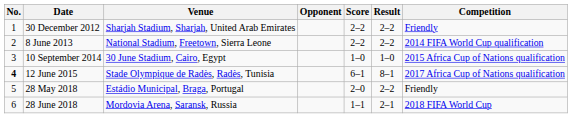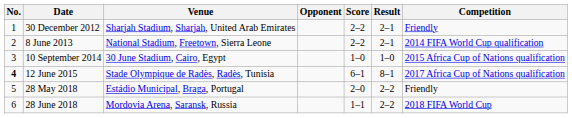(387, 27) 2–2 -> (387, 27) 2–1
(387, 43) 2–2 -> (387, 43) 2–1
(387, 105) 2–1 -> (387, 105) 2–2
